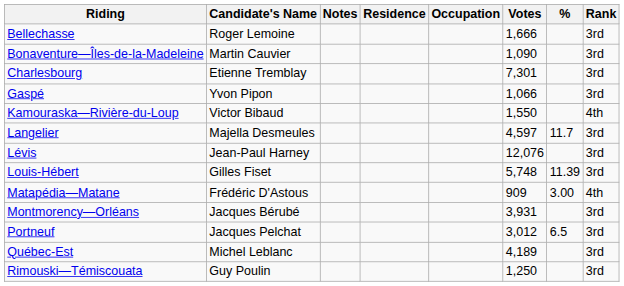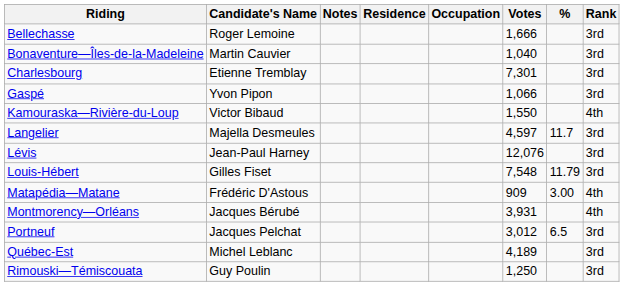(521, 53) 1,090 -> (521, 53) 1,040
(521, 172) 5,748 -> (521, 172) 7,548
(565, 172) 11.39 -> (565, 172) 11.79
(595, 212) 3rd -> (594, 212) 4th
